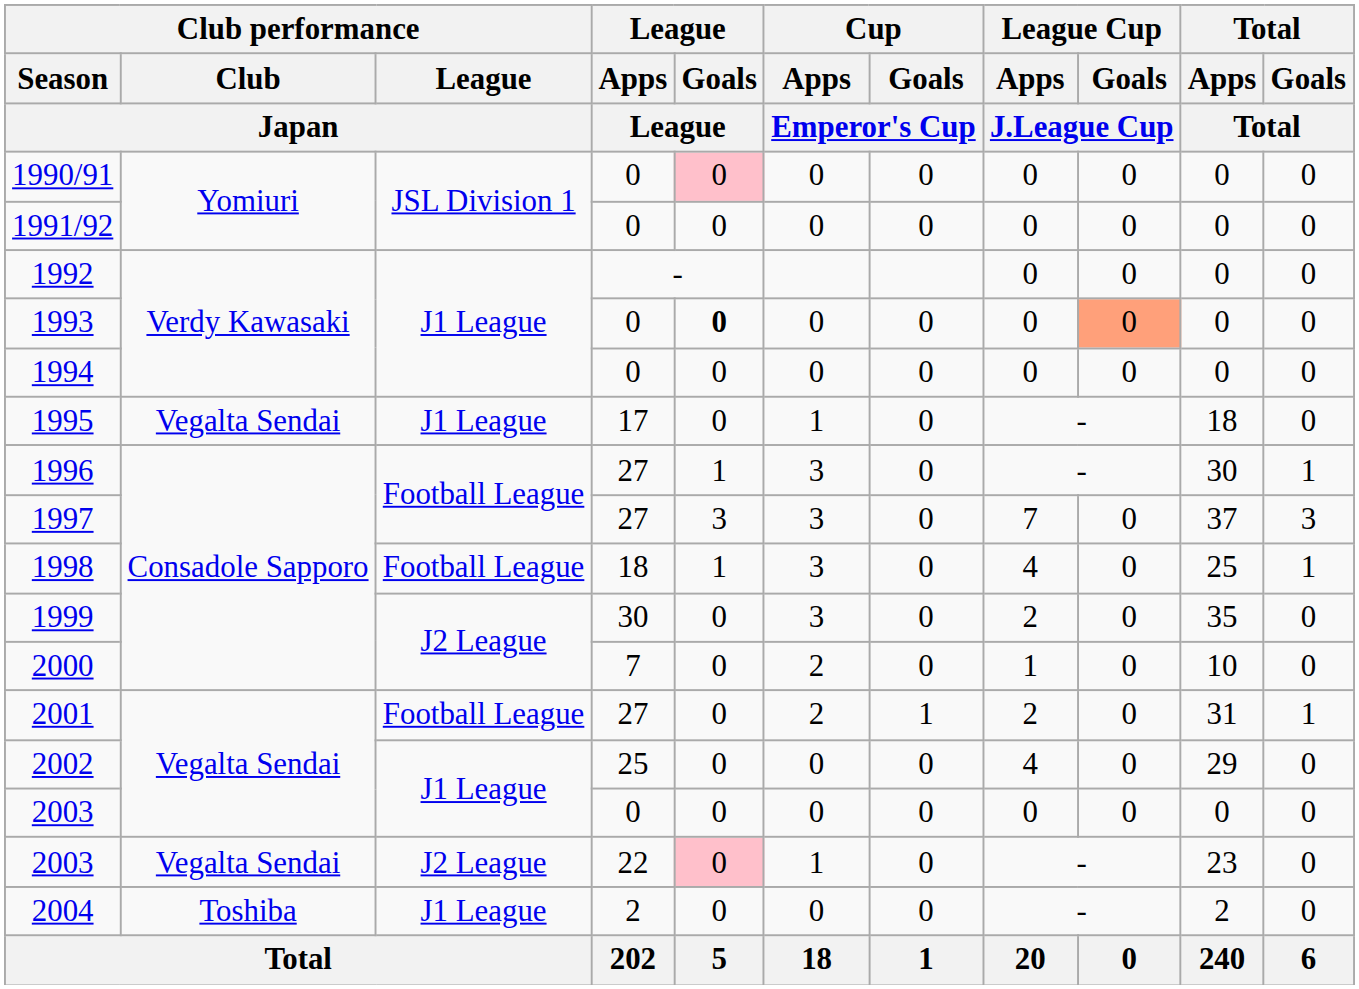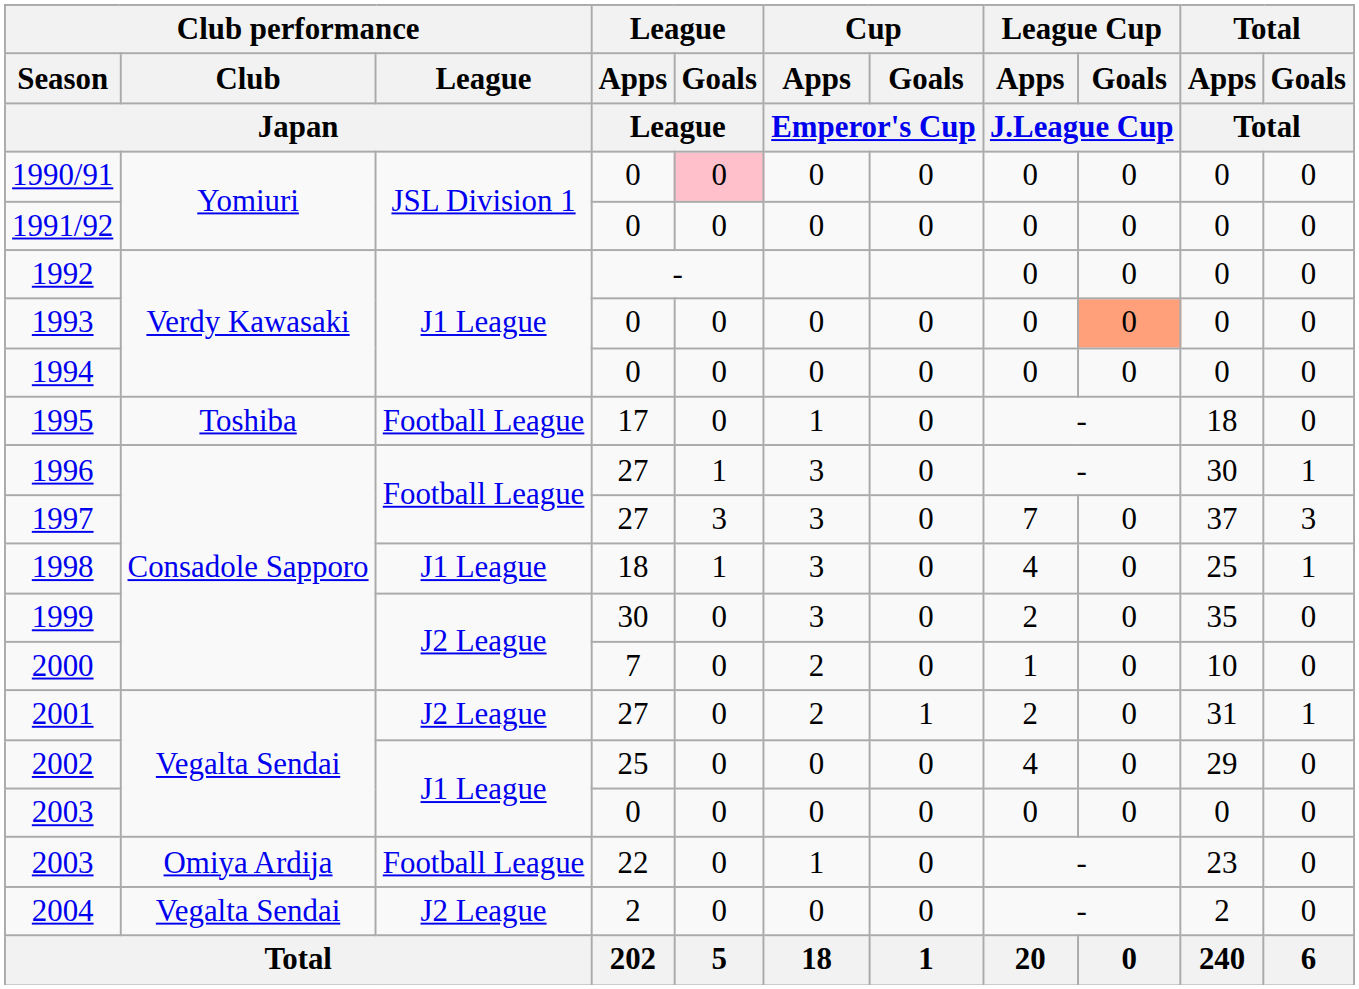(719, 322) bold -> (719, 322) normal
(248, 420) Vegalta Sendai -> (248, 420) Toshiba
(484, 420) J1 League -> (484, 420) Football League
(484, 567) Football League -> (484, 567) J1 League
(484, 714) Football League -> (484, 714) J2 League
(248, 861) Vegalta Sendai -> (248, 861) Omiya Ardija
(484, 861) J2 League -> (484, 861) Football League
(719, 861) pink background -> (719, 861) no background
(248, 910) Toshiba -> (248, 910) Vegalta Sendai
(484, 910) J1 League -> (484, 910) J2 League
